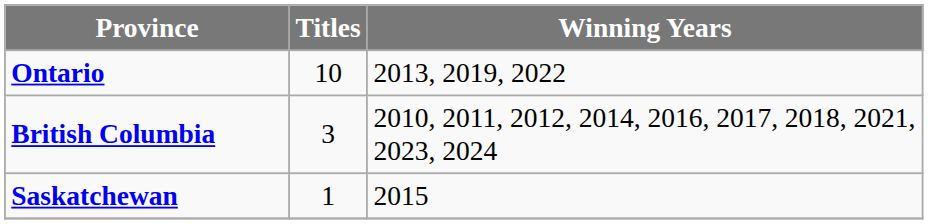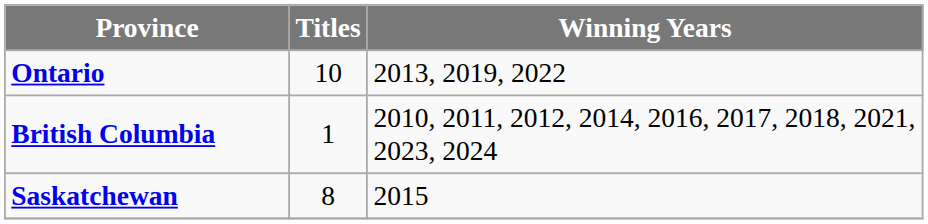(328, 134) 3 -> (328, 134) 1
(328, 196) 1 -> (328, 196) 8
